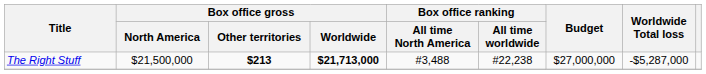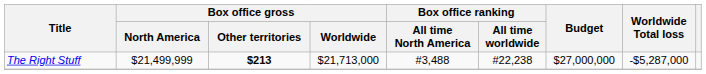(162, 60) $21,500,000 -> (162, 60) $21,499,999
(348, 60) bold -> (348, 60) normal
